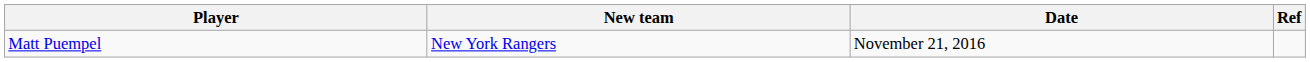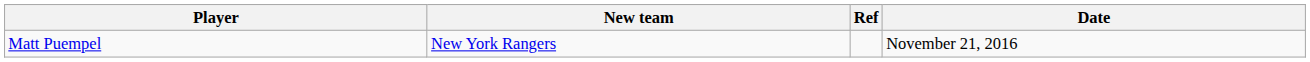columns swapped: (1062, 17) <-> (1289, 17)
